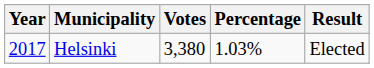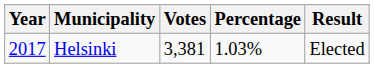(184, 48) 3,380 -> (184, 48) 3,381
